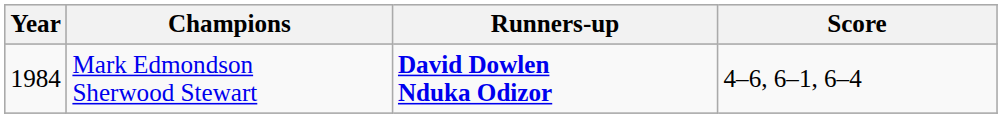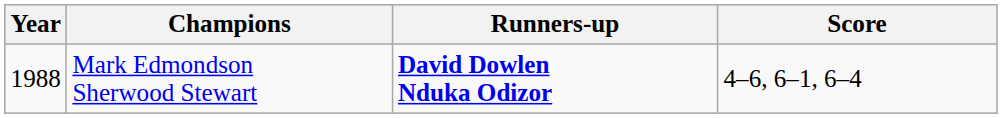(36, 78) 1984 -> (36, 78) 1988
